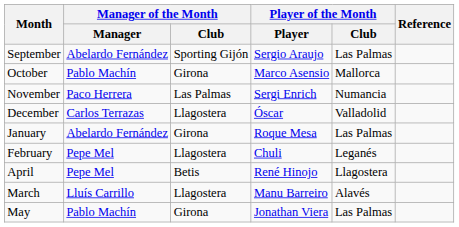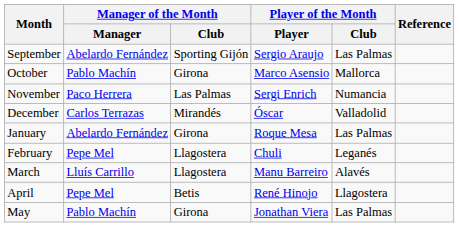(200, 113) Llagostera -> (197, 113) Mirandés
rows swapped: (24, 192) <-> (20, 172)
